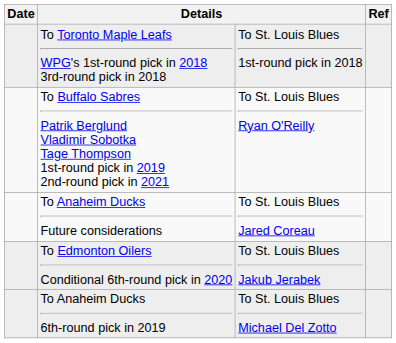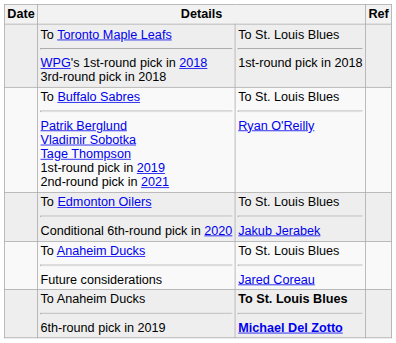rows swapped: (136, 265) <-> (136, 216)
(300, 313) normal -> (300, 313) bold
